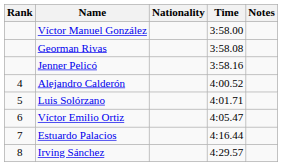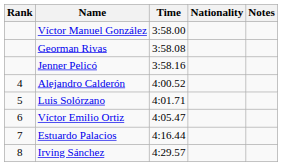columns swapped: (178, 13) <-> (227, 13)
